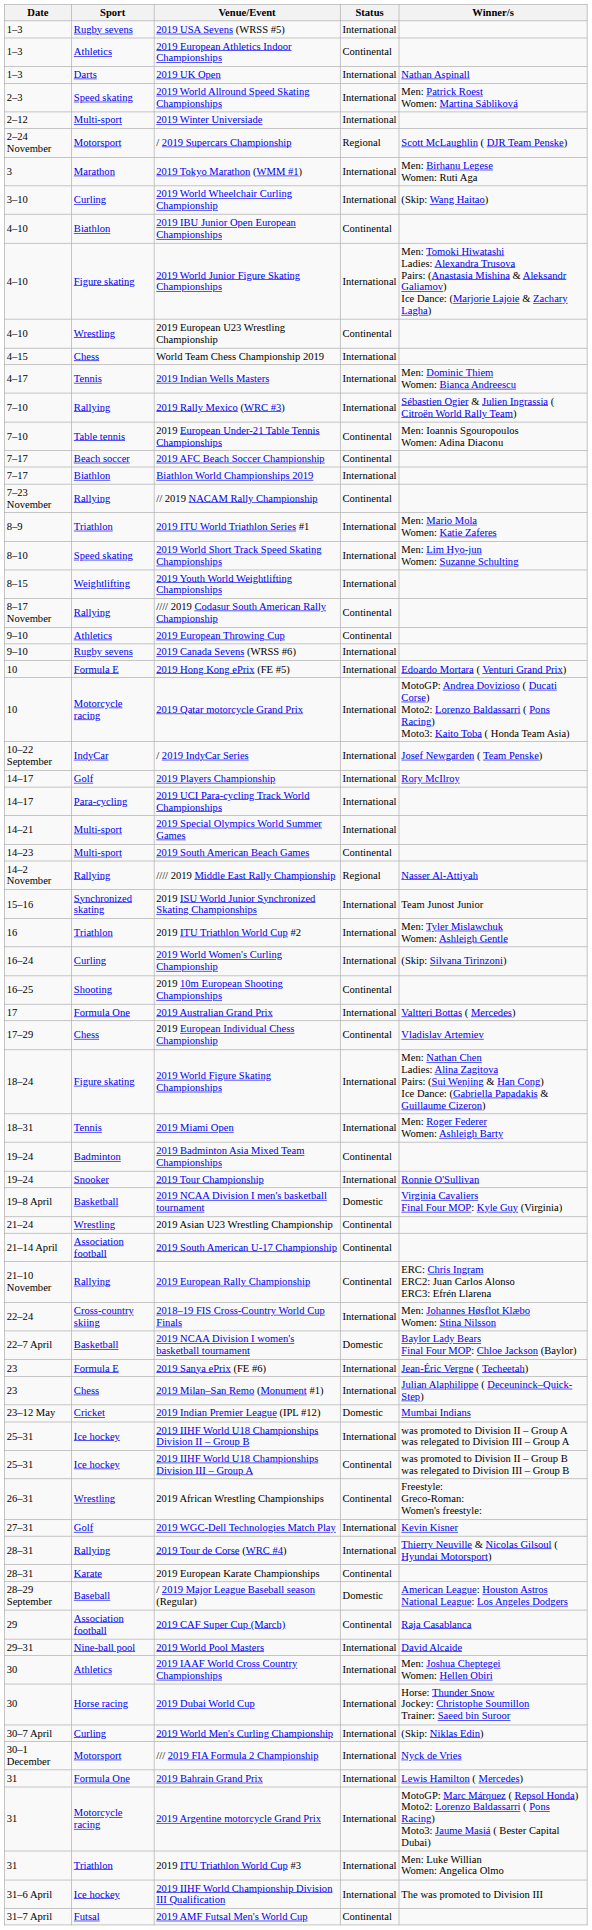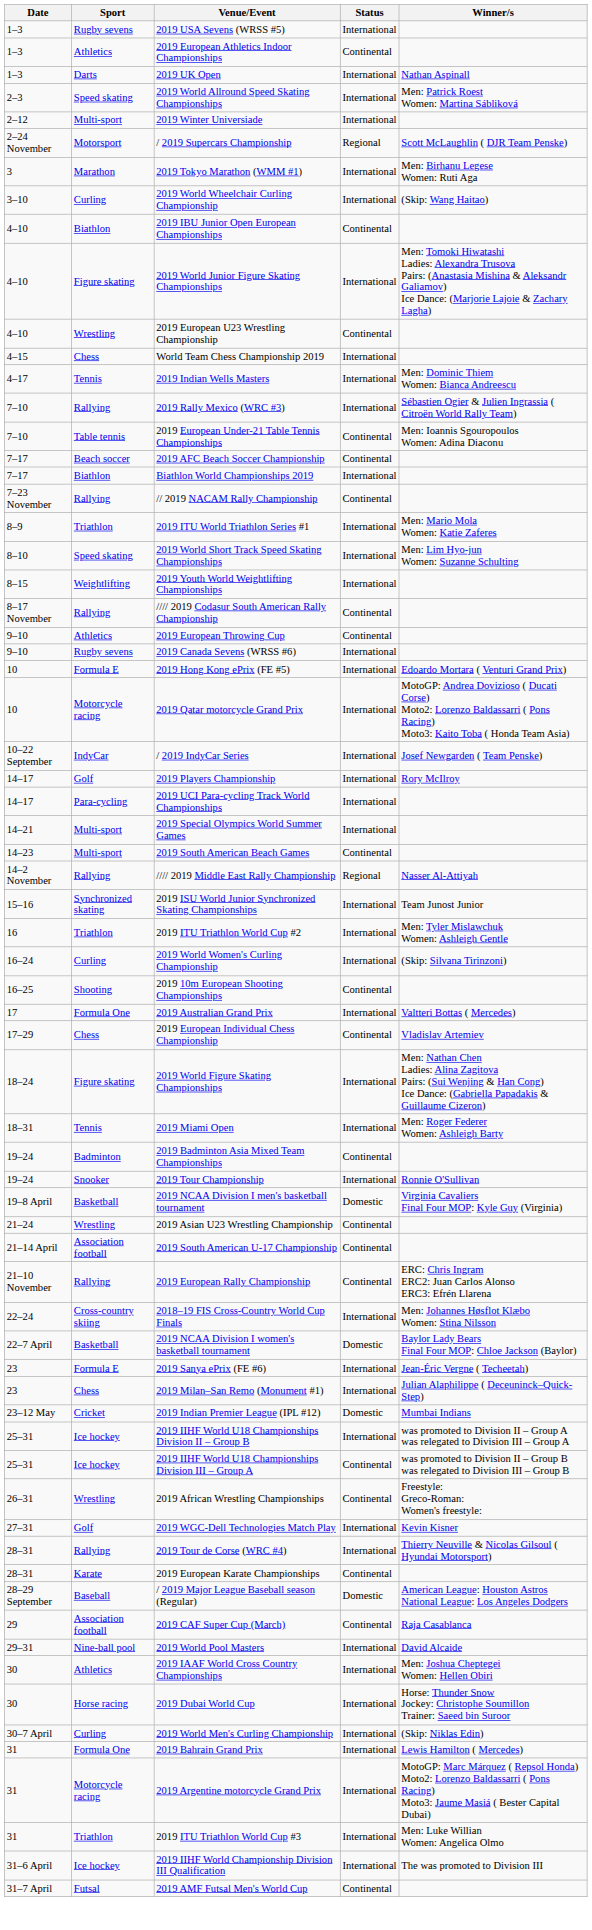- row: (237, 1755)
